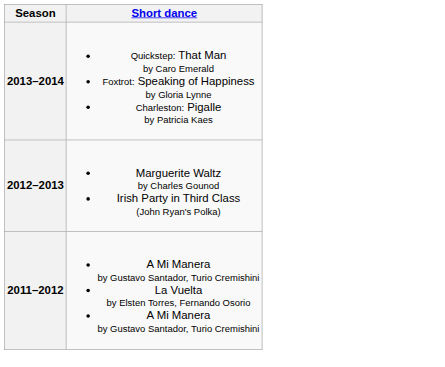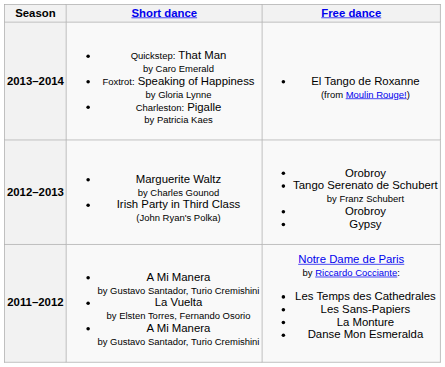+ column: (351, 13)
